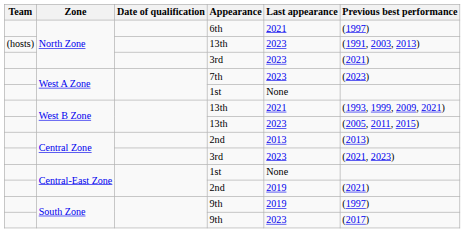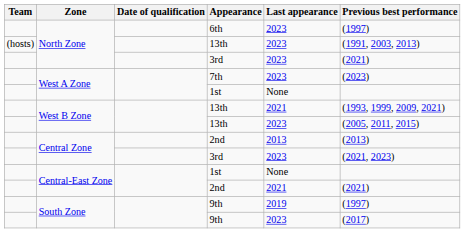(276, 28) 2021 -> (276, 28) 2023
(276, 188) 2019 -> (276, 188) 2021
